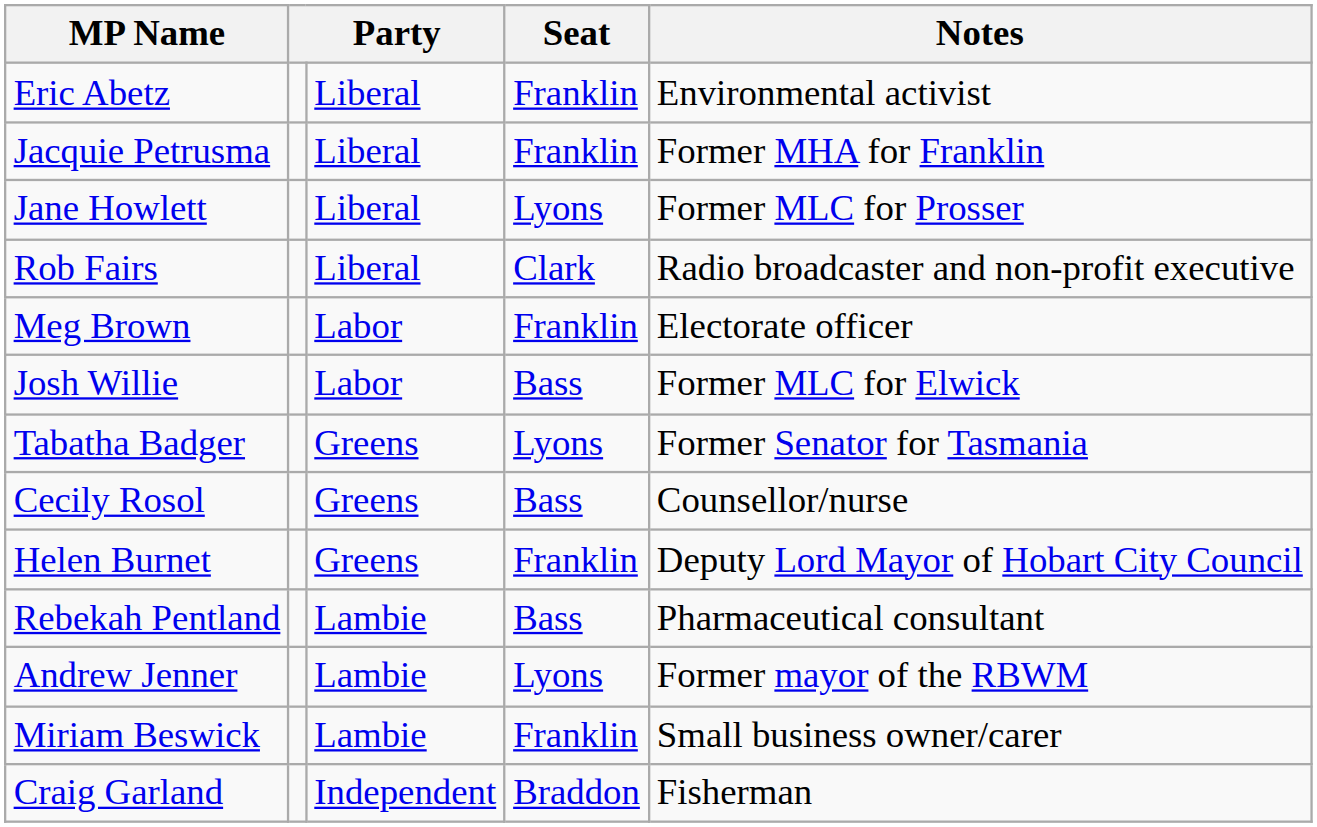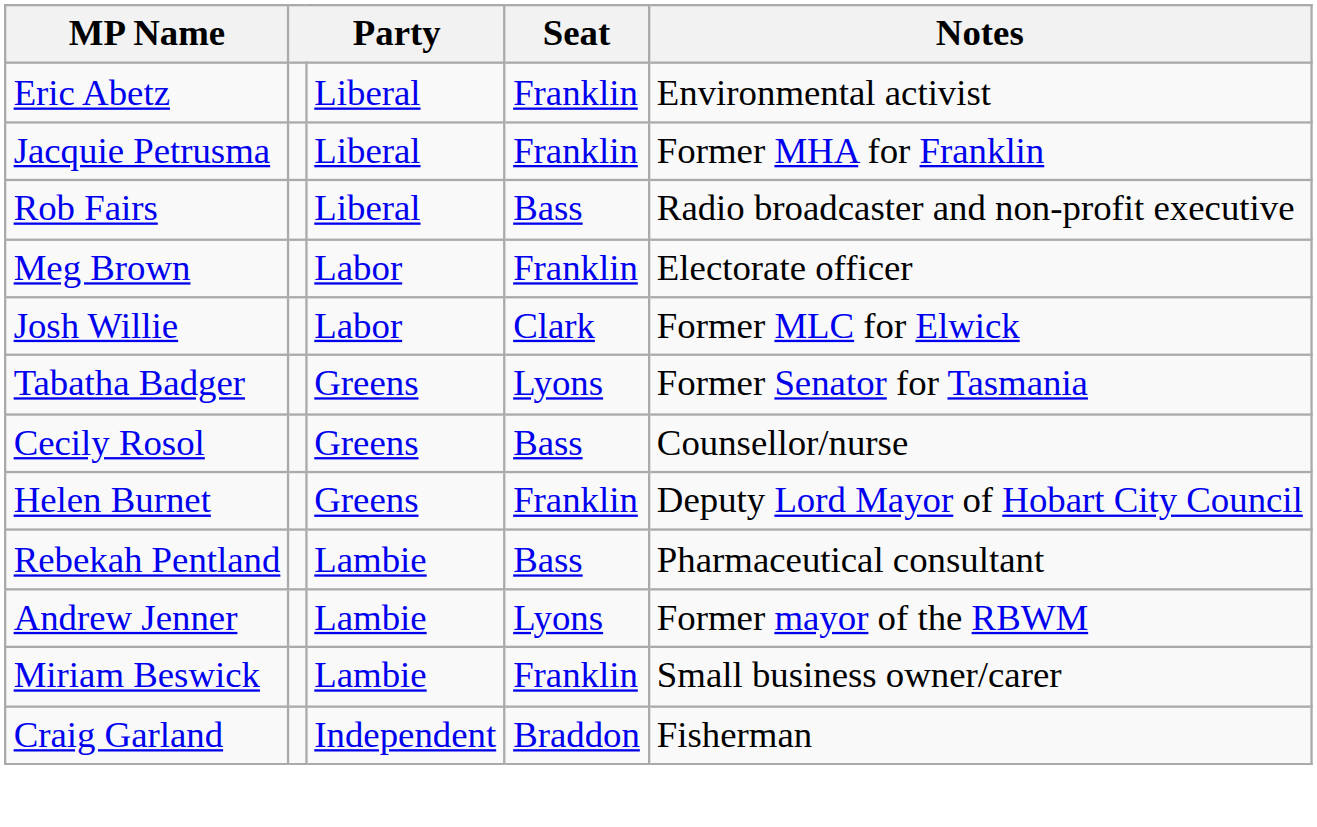- row: (110, 208)
(554, 267) Clark -> (548, 208) Bass
(548, 383) Bass -> (554, 325) Clark
